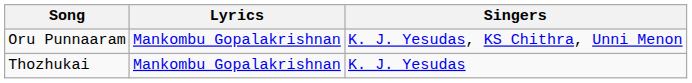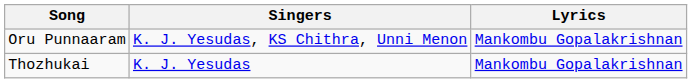columns swapped: (515, 17) <-> (237, 17)
